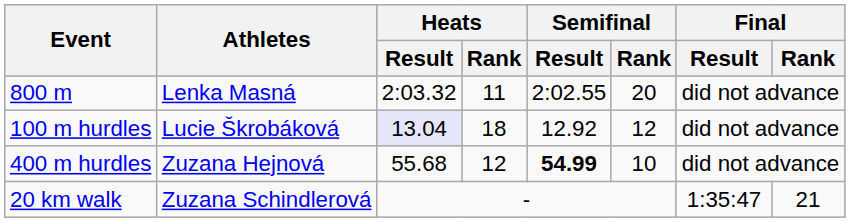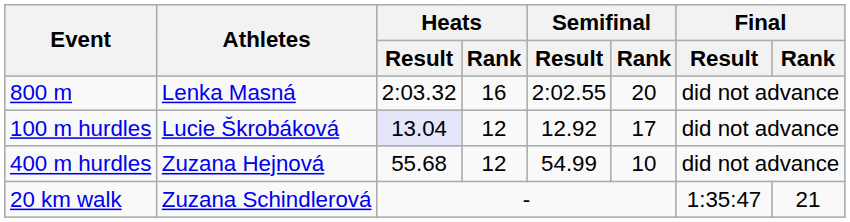(494, 93) 11 -> (494, 93) 16
(494, 129) 18 -> (494, 129) 12
(644, 129) 12 -> (644, 129) 17
(569, 164) bold -> (569, 164) normal
